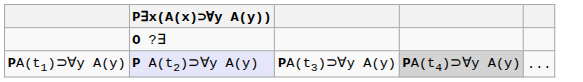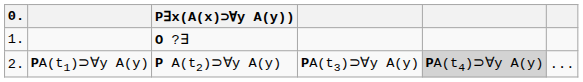+ column: (16, 16)
(195, 65) lavender background -> (218, 65) no background
